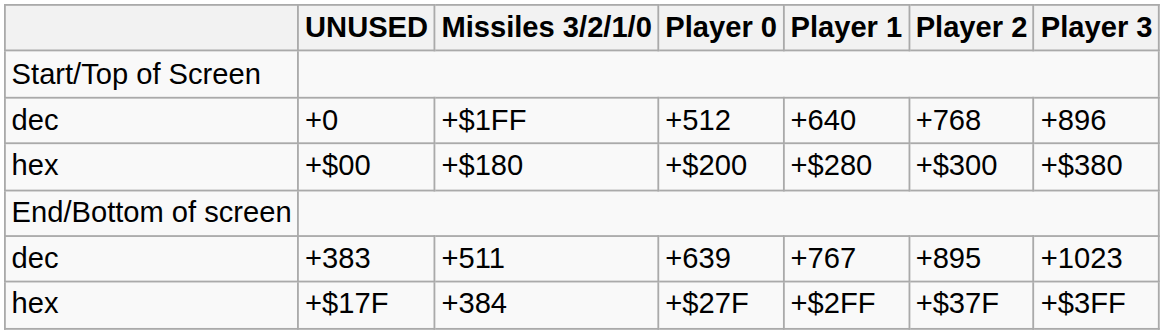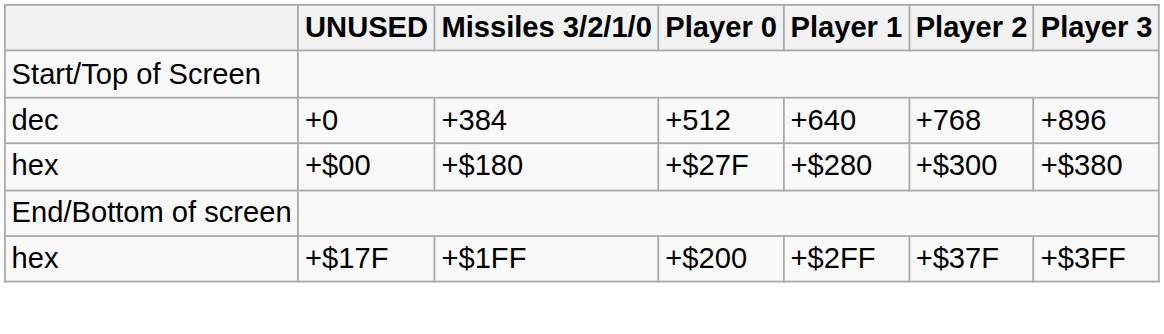(484, 119) +$1FF -> (474, 119) +384
(706, 166) +$200 -> (707, 166) +$27F
- row: (35, 258)
(474, 304) +384 -> (484, 258) +$1FF
(707, 304) +$27F -> (706, 258) +$200
